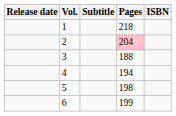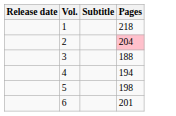- column: (158, 12)
(126, 103) 199 -> (126, 103) 201
